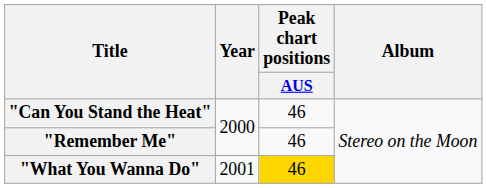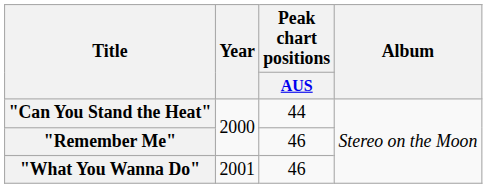(297, 113) 46 -> (297, 113) 44
(297, 169) gold background -> (297, 169) no background
